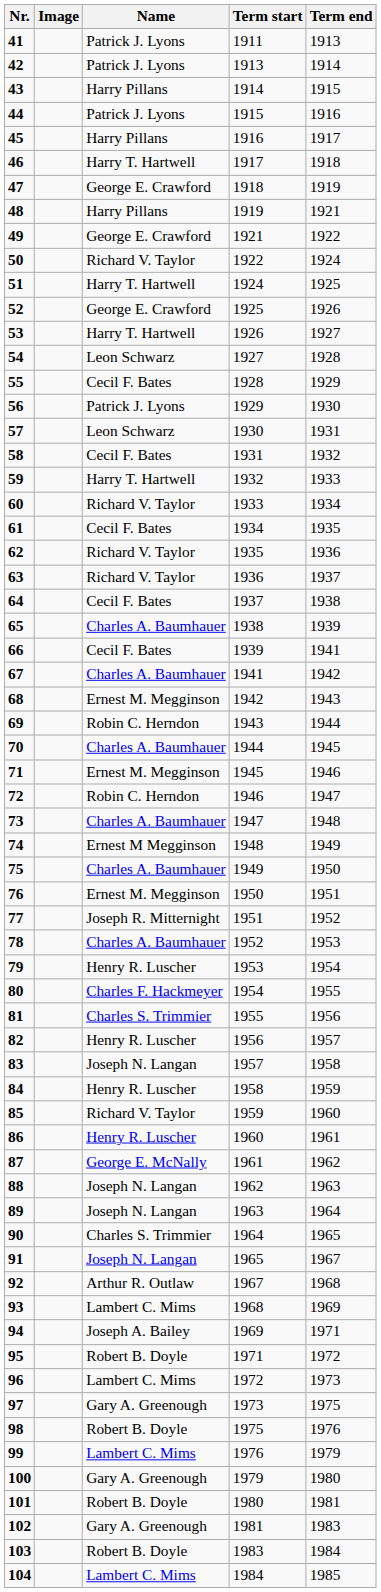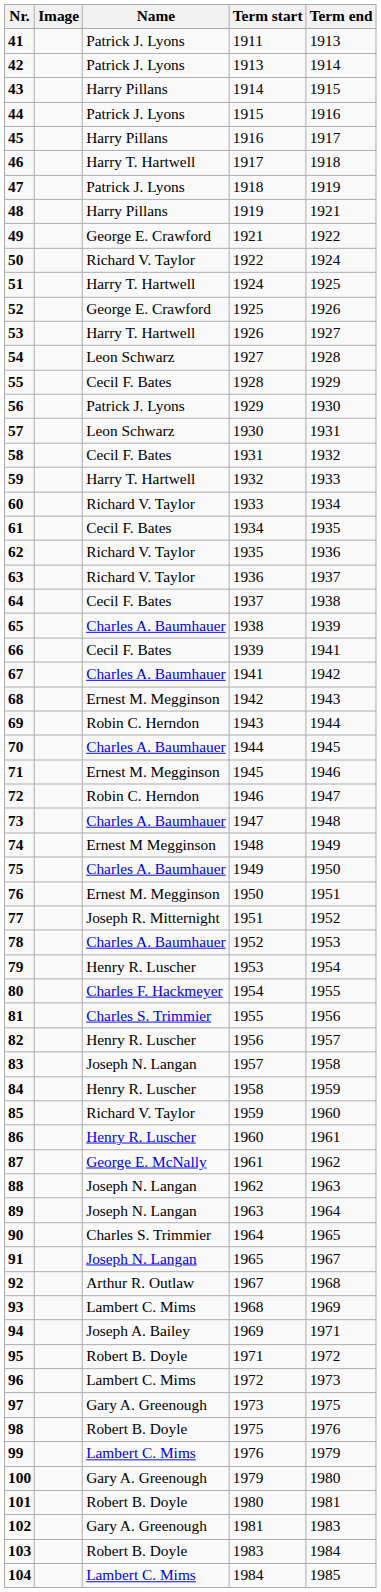(149, 187) George E. Crawford -> (135, 187) Patrick J. Lyons
